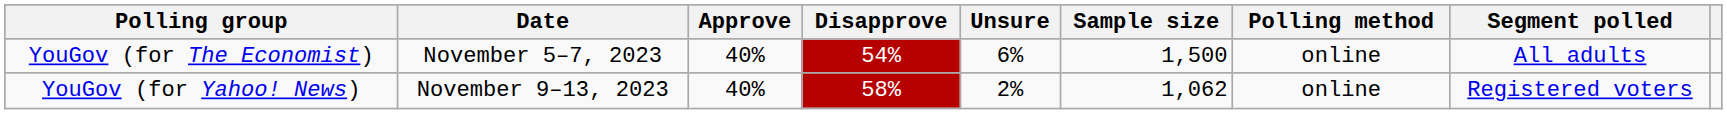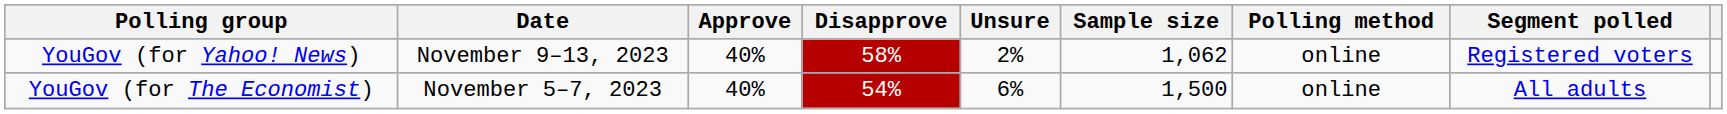rows swapped: (201, 55) <-> (201, 90)
